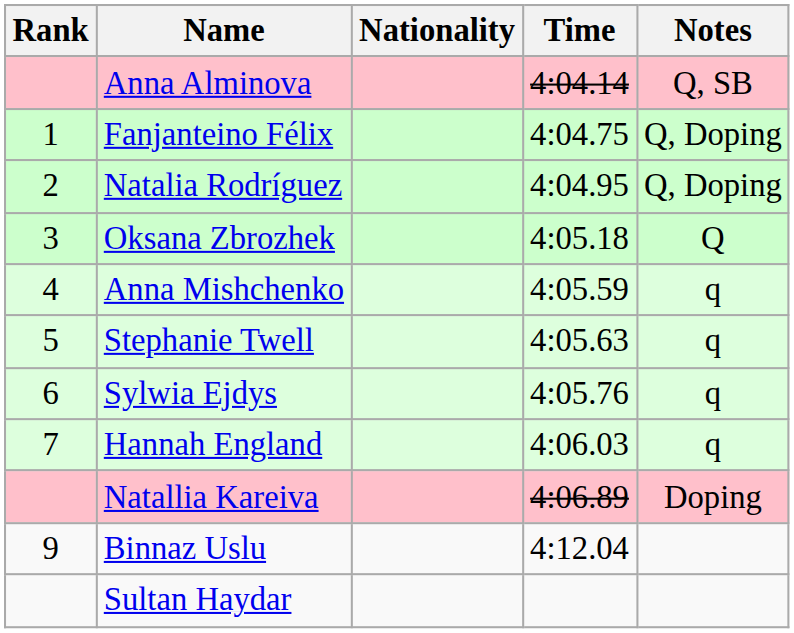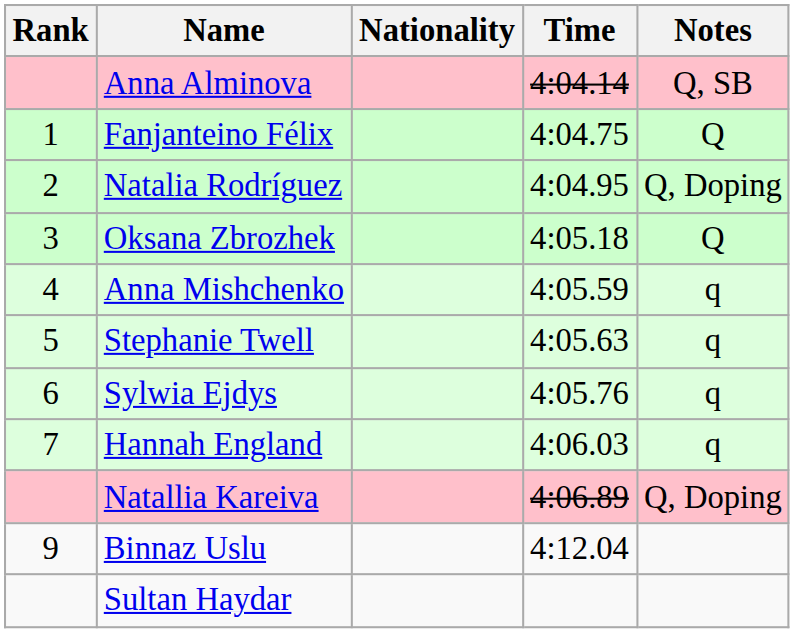(713, 133) Q, Doping -> (713, 133) Q
(713, 496) Doping -> (713, 496) Q, Doping
